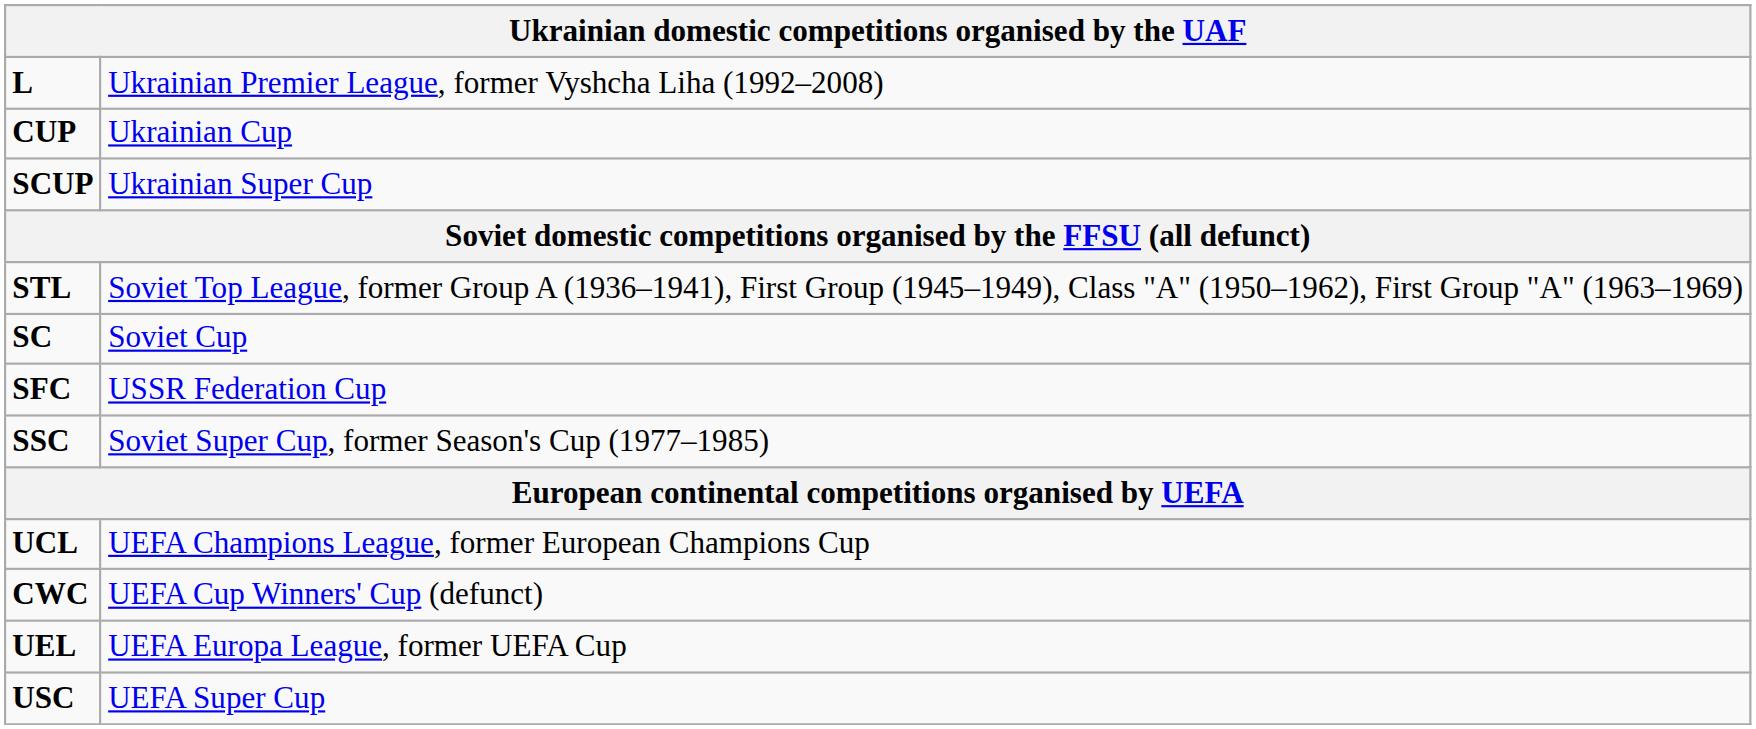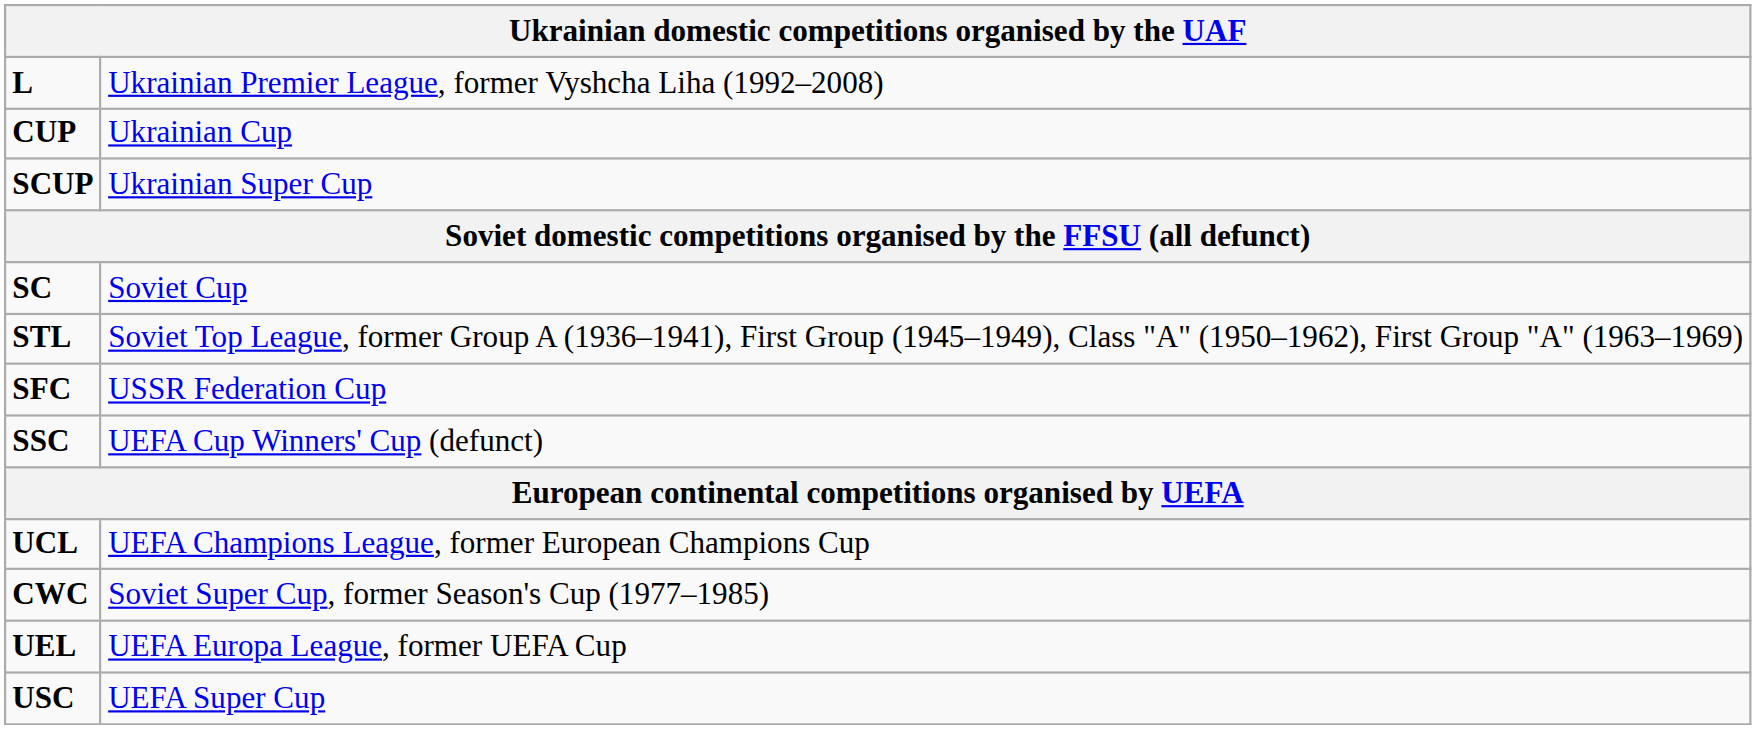rows swapped: (42, 287) <-> (32, 338)
(439, 440) Soviet Super Cup, former Season's Cup (1977–1985) -> (326, 440) UEFA Cup Winners' Cup (defunct)
(326, 594) UEFA Cup Winners' Cup (defunct) -> (439, 594) Soviet Super Cup, former Season's Cup (1977–1985)
